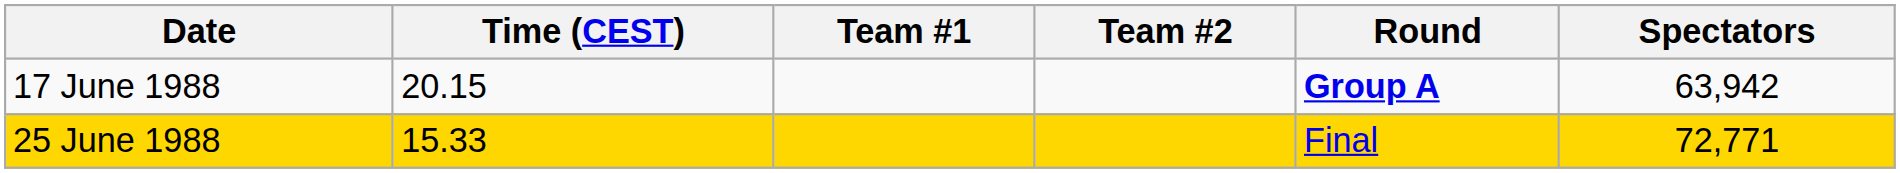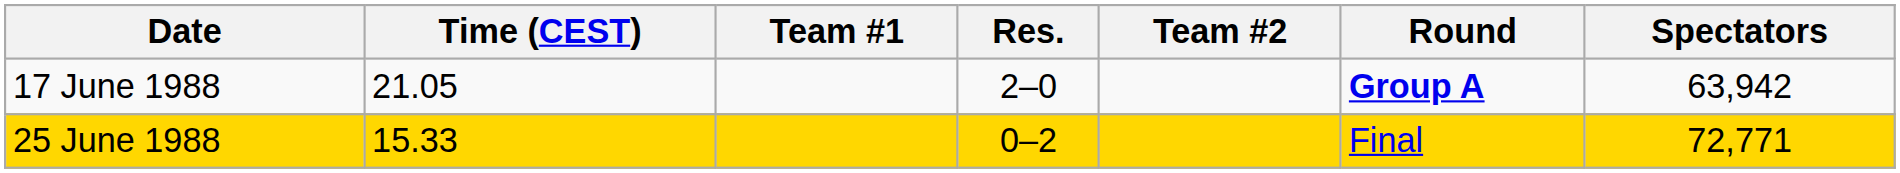+ column: (1028, 31)
(444, 85) 20.15 -> (415, 85) 21.05
